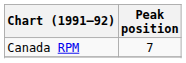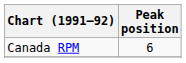(150, 47) 7 -> (150, 47) 6
